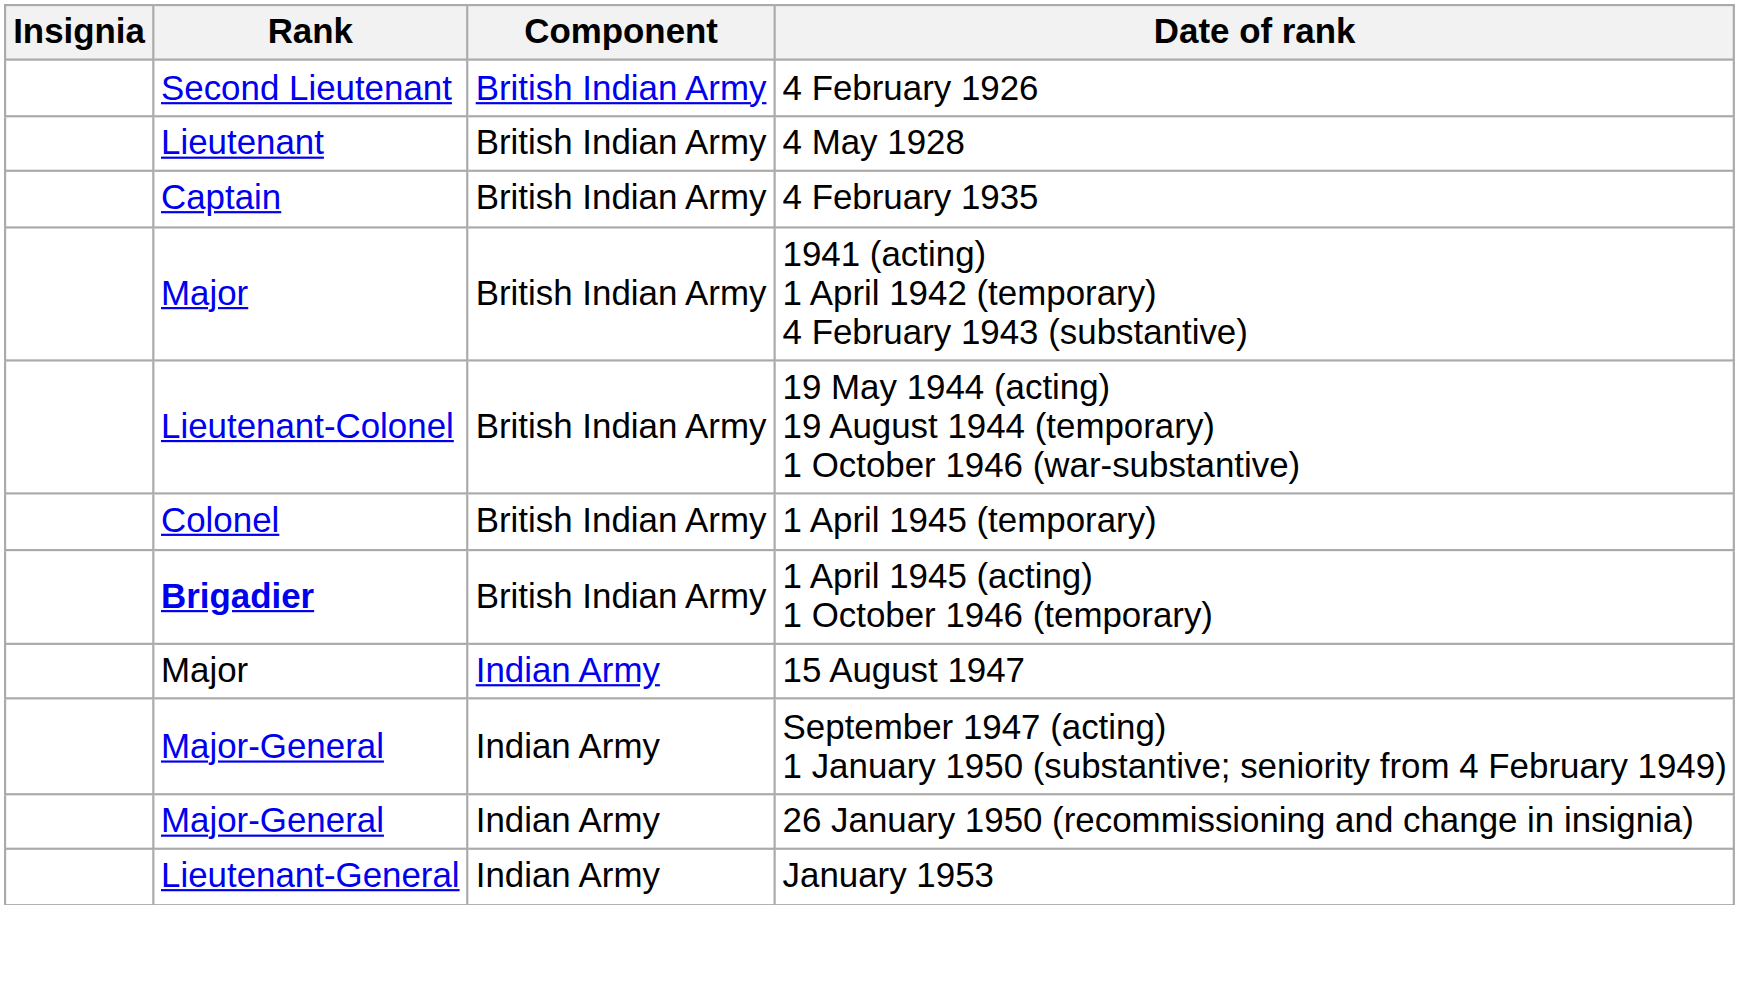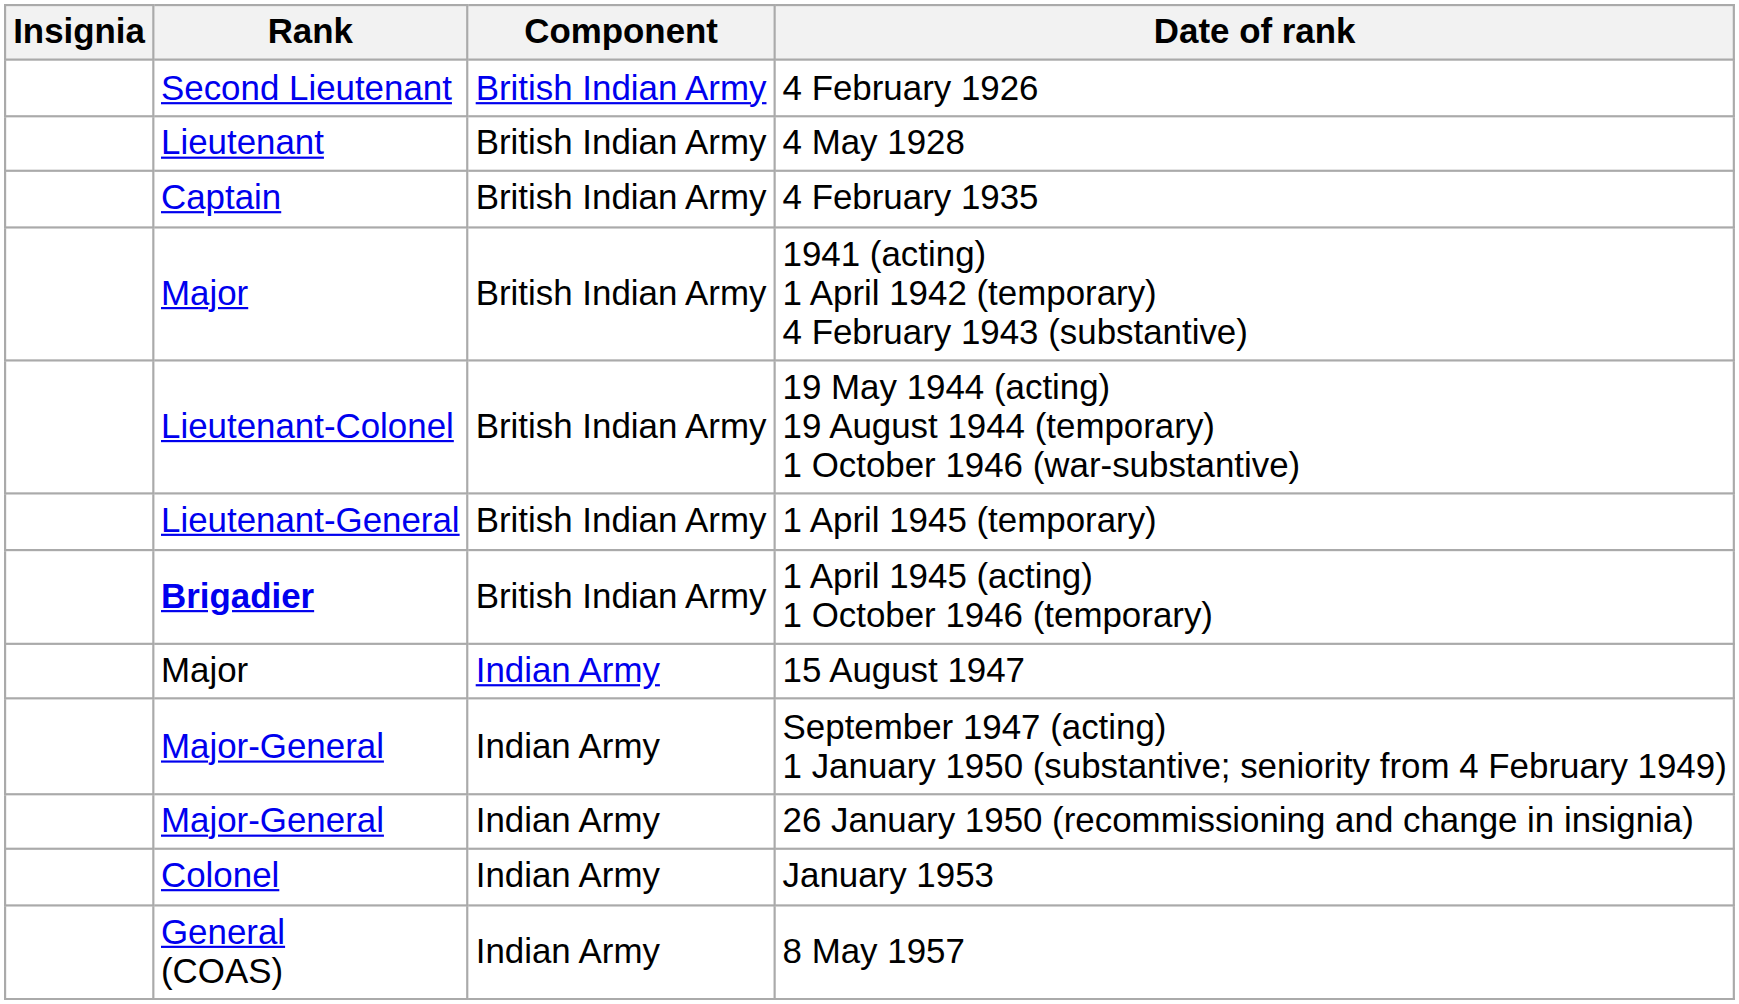(220, 521) Colonel -> (310, 521) Lieutenant-General
(310, 876) Lieutenant-General -> (220, 876) Colonel
+ row: (874, 951)
